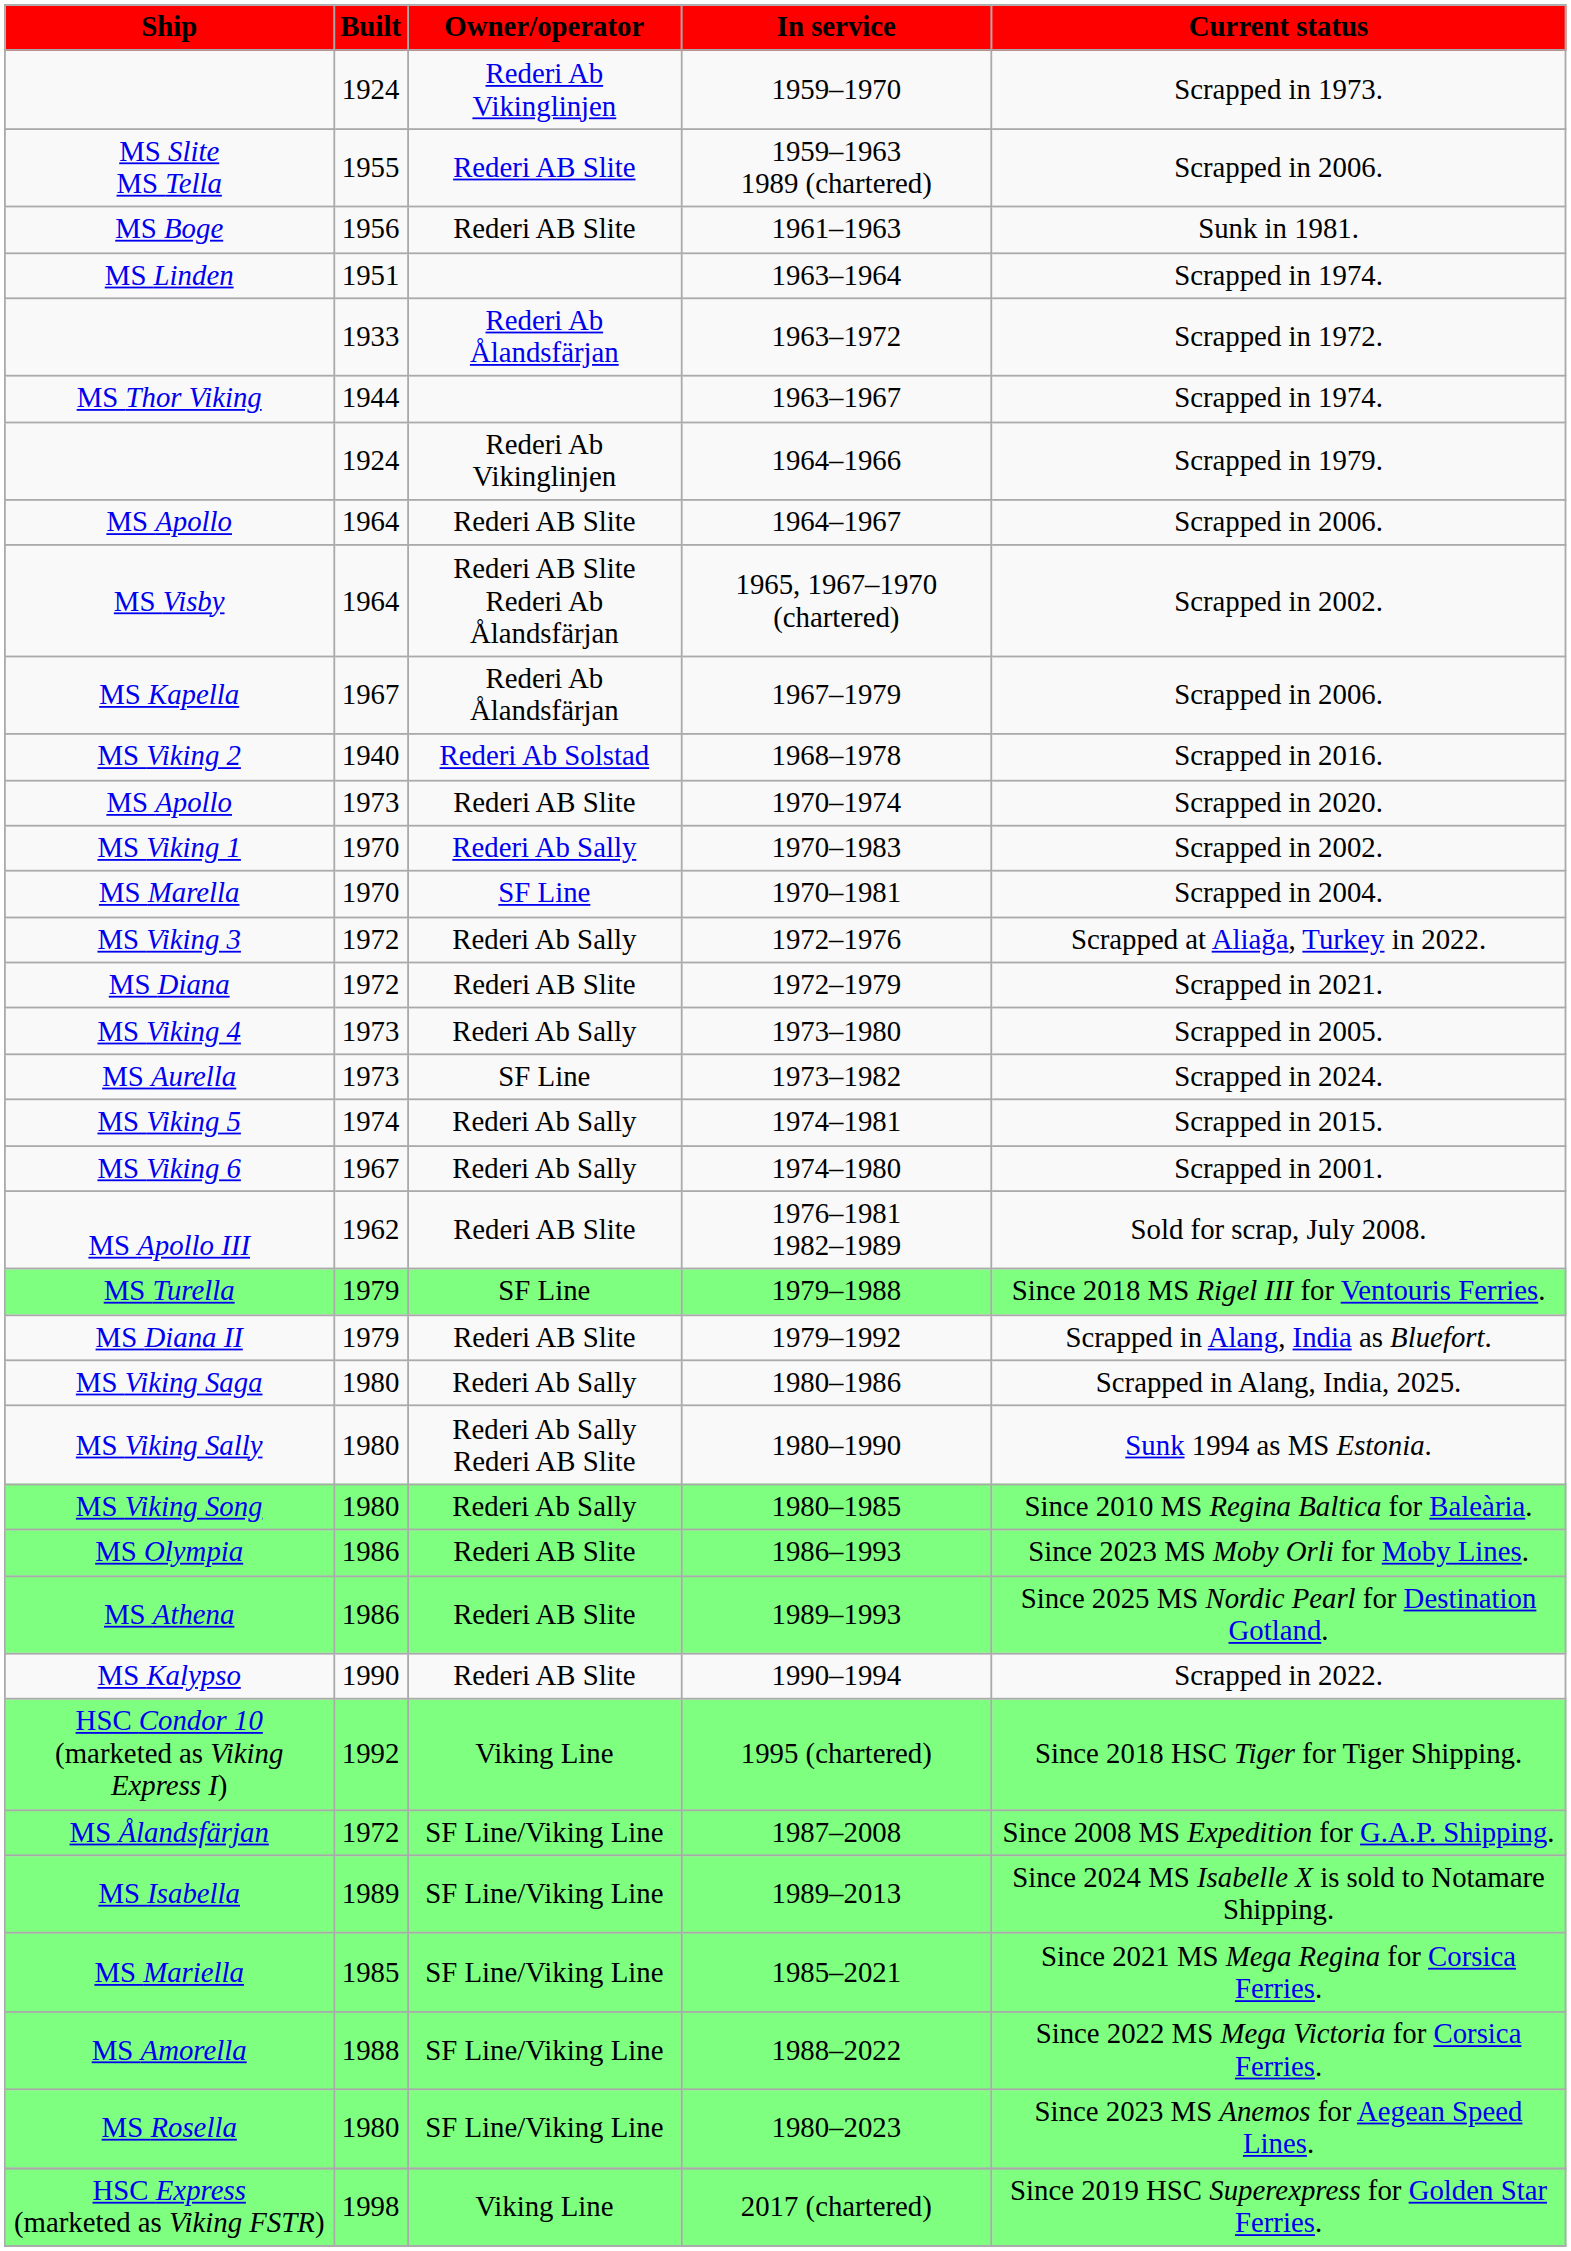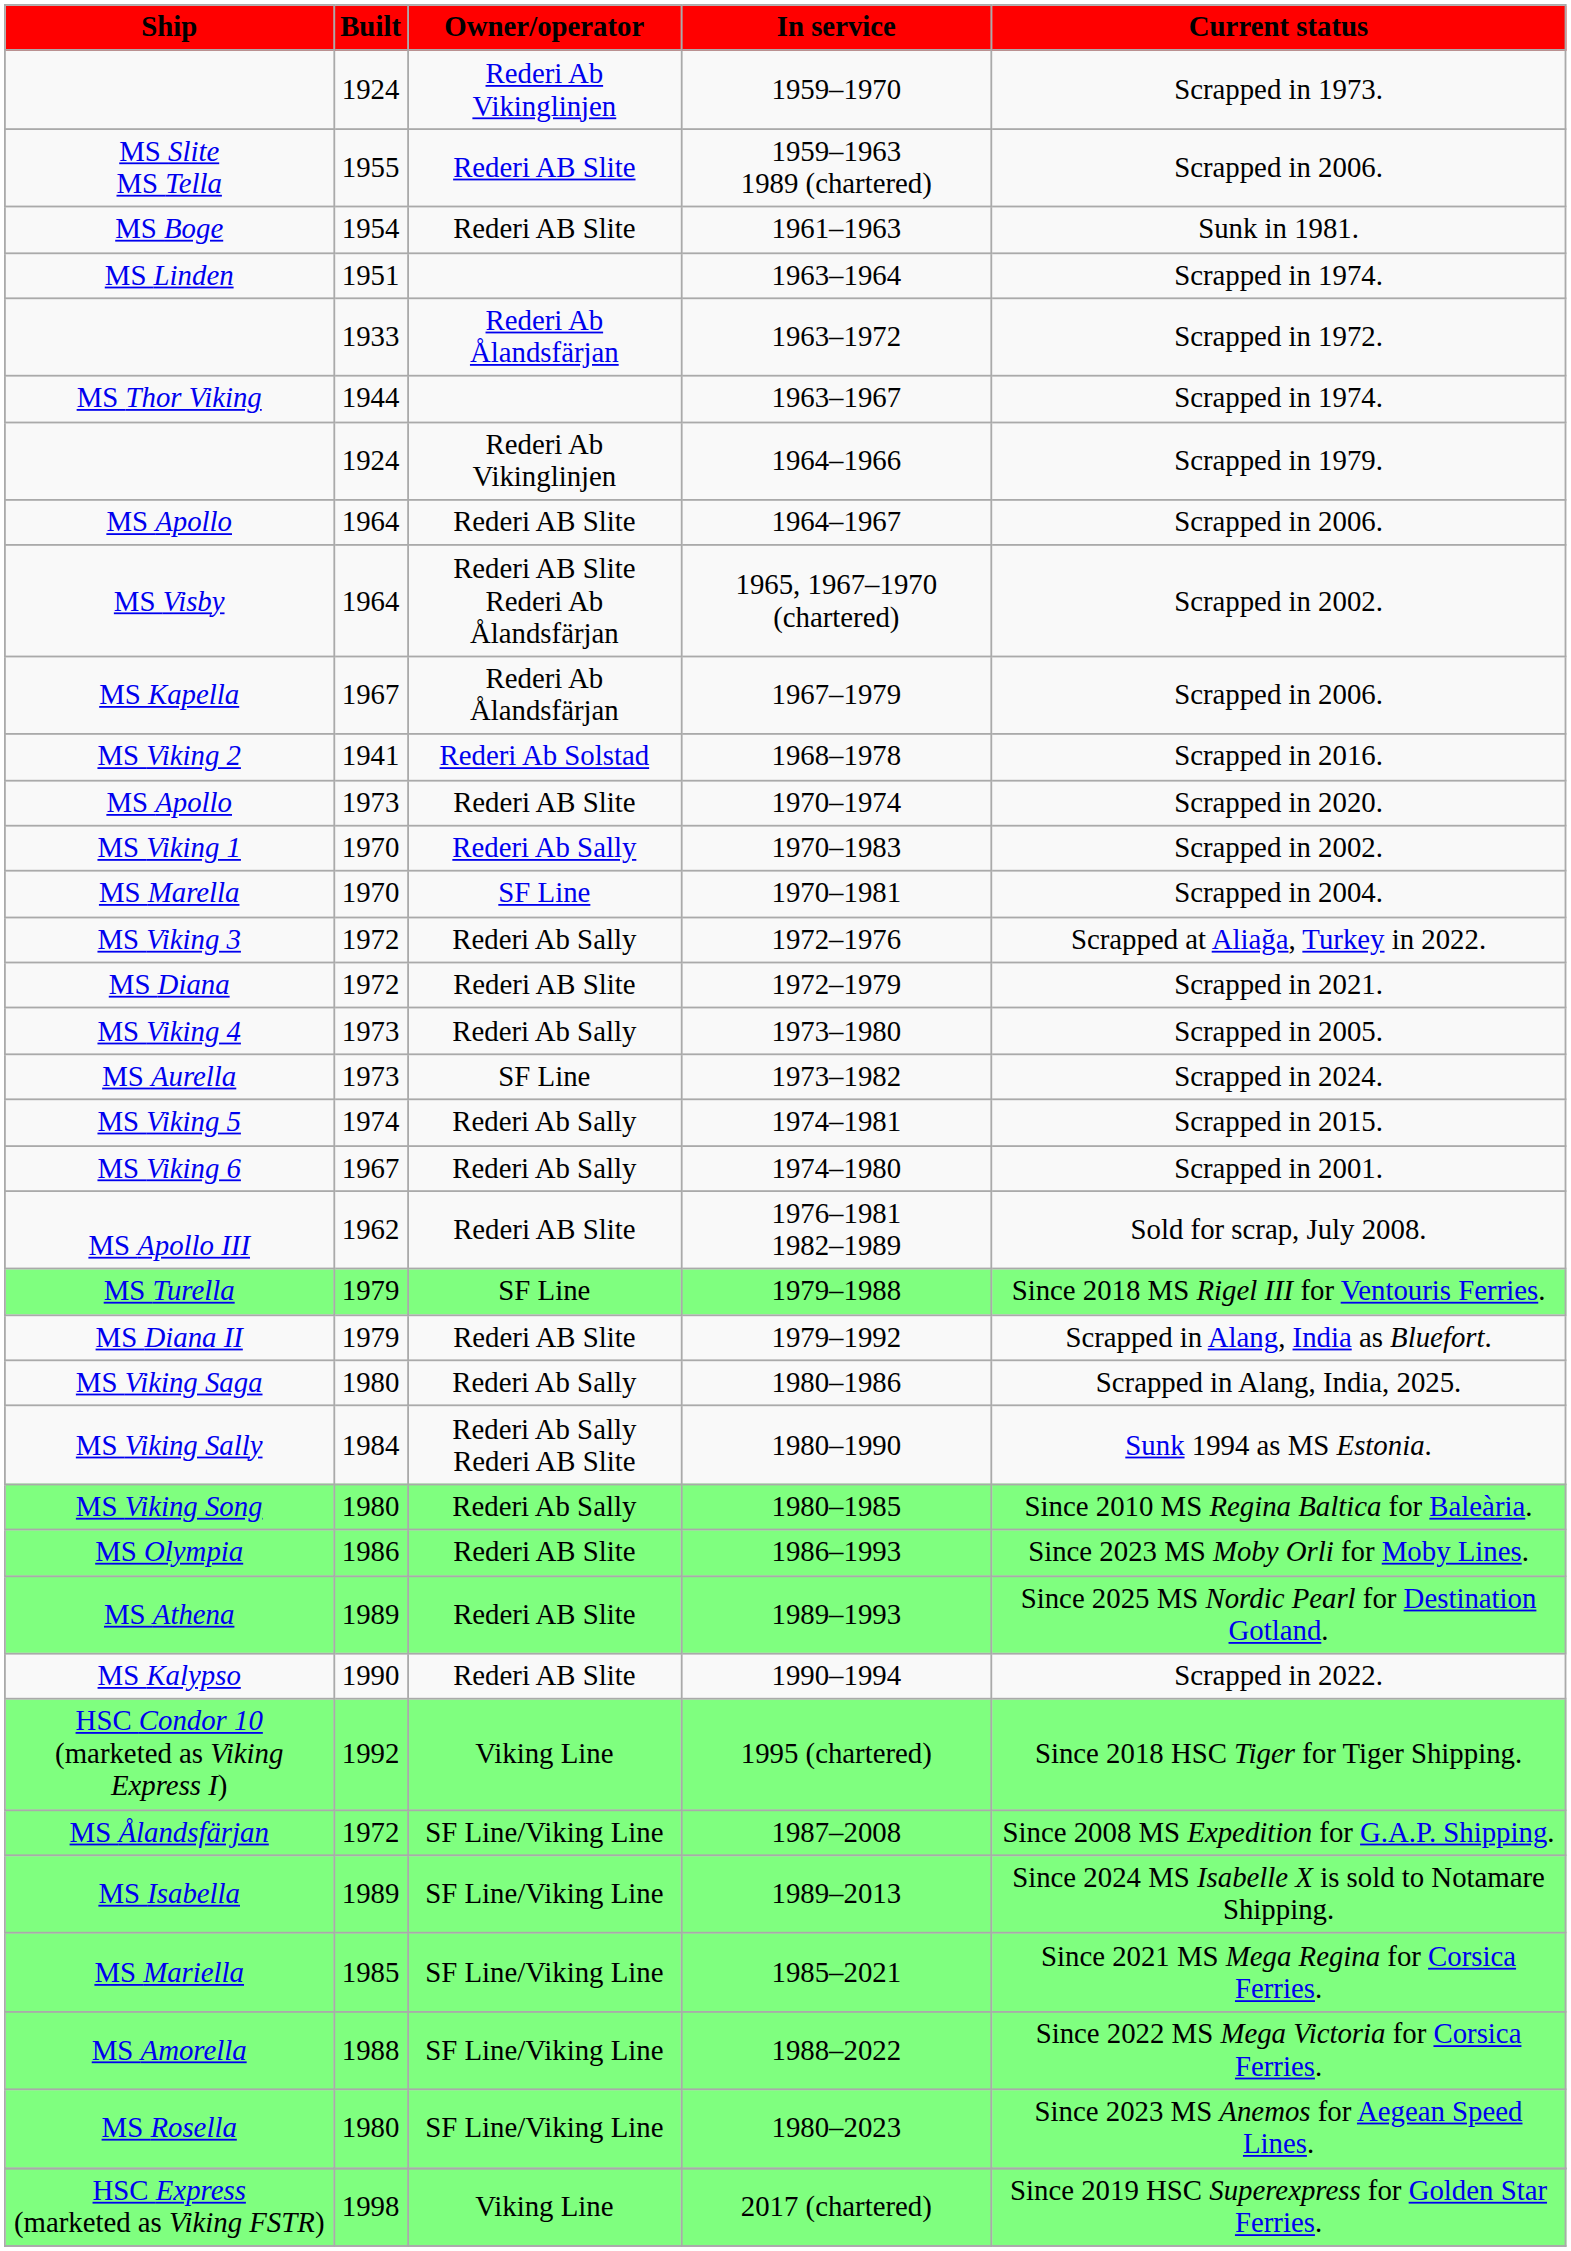(371, 229) 1956 -> (371, 229) 1954
(371, 756) 1940 -> (371, 756) 1941
(371, 1444) 1980 -> (371, 1444) 1984
(371, 1614) 1986 -> (371, 1614) 1989
